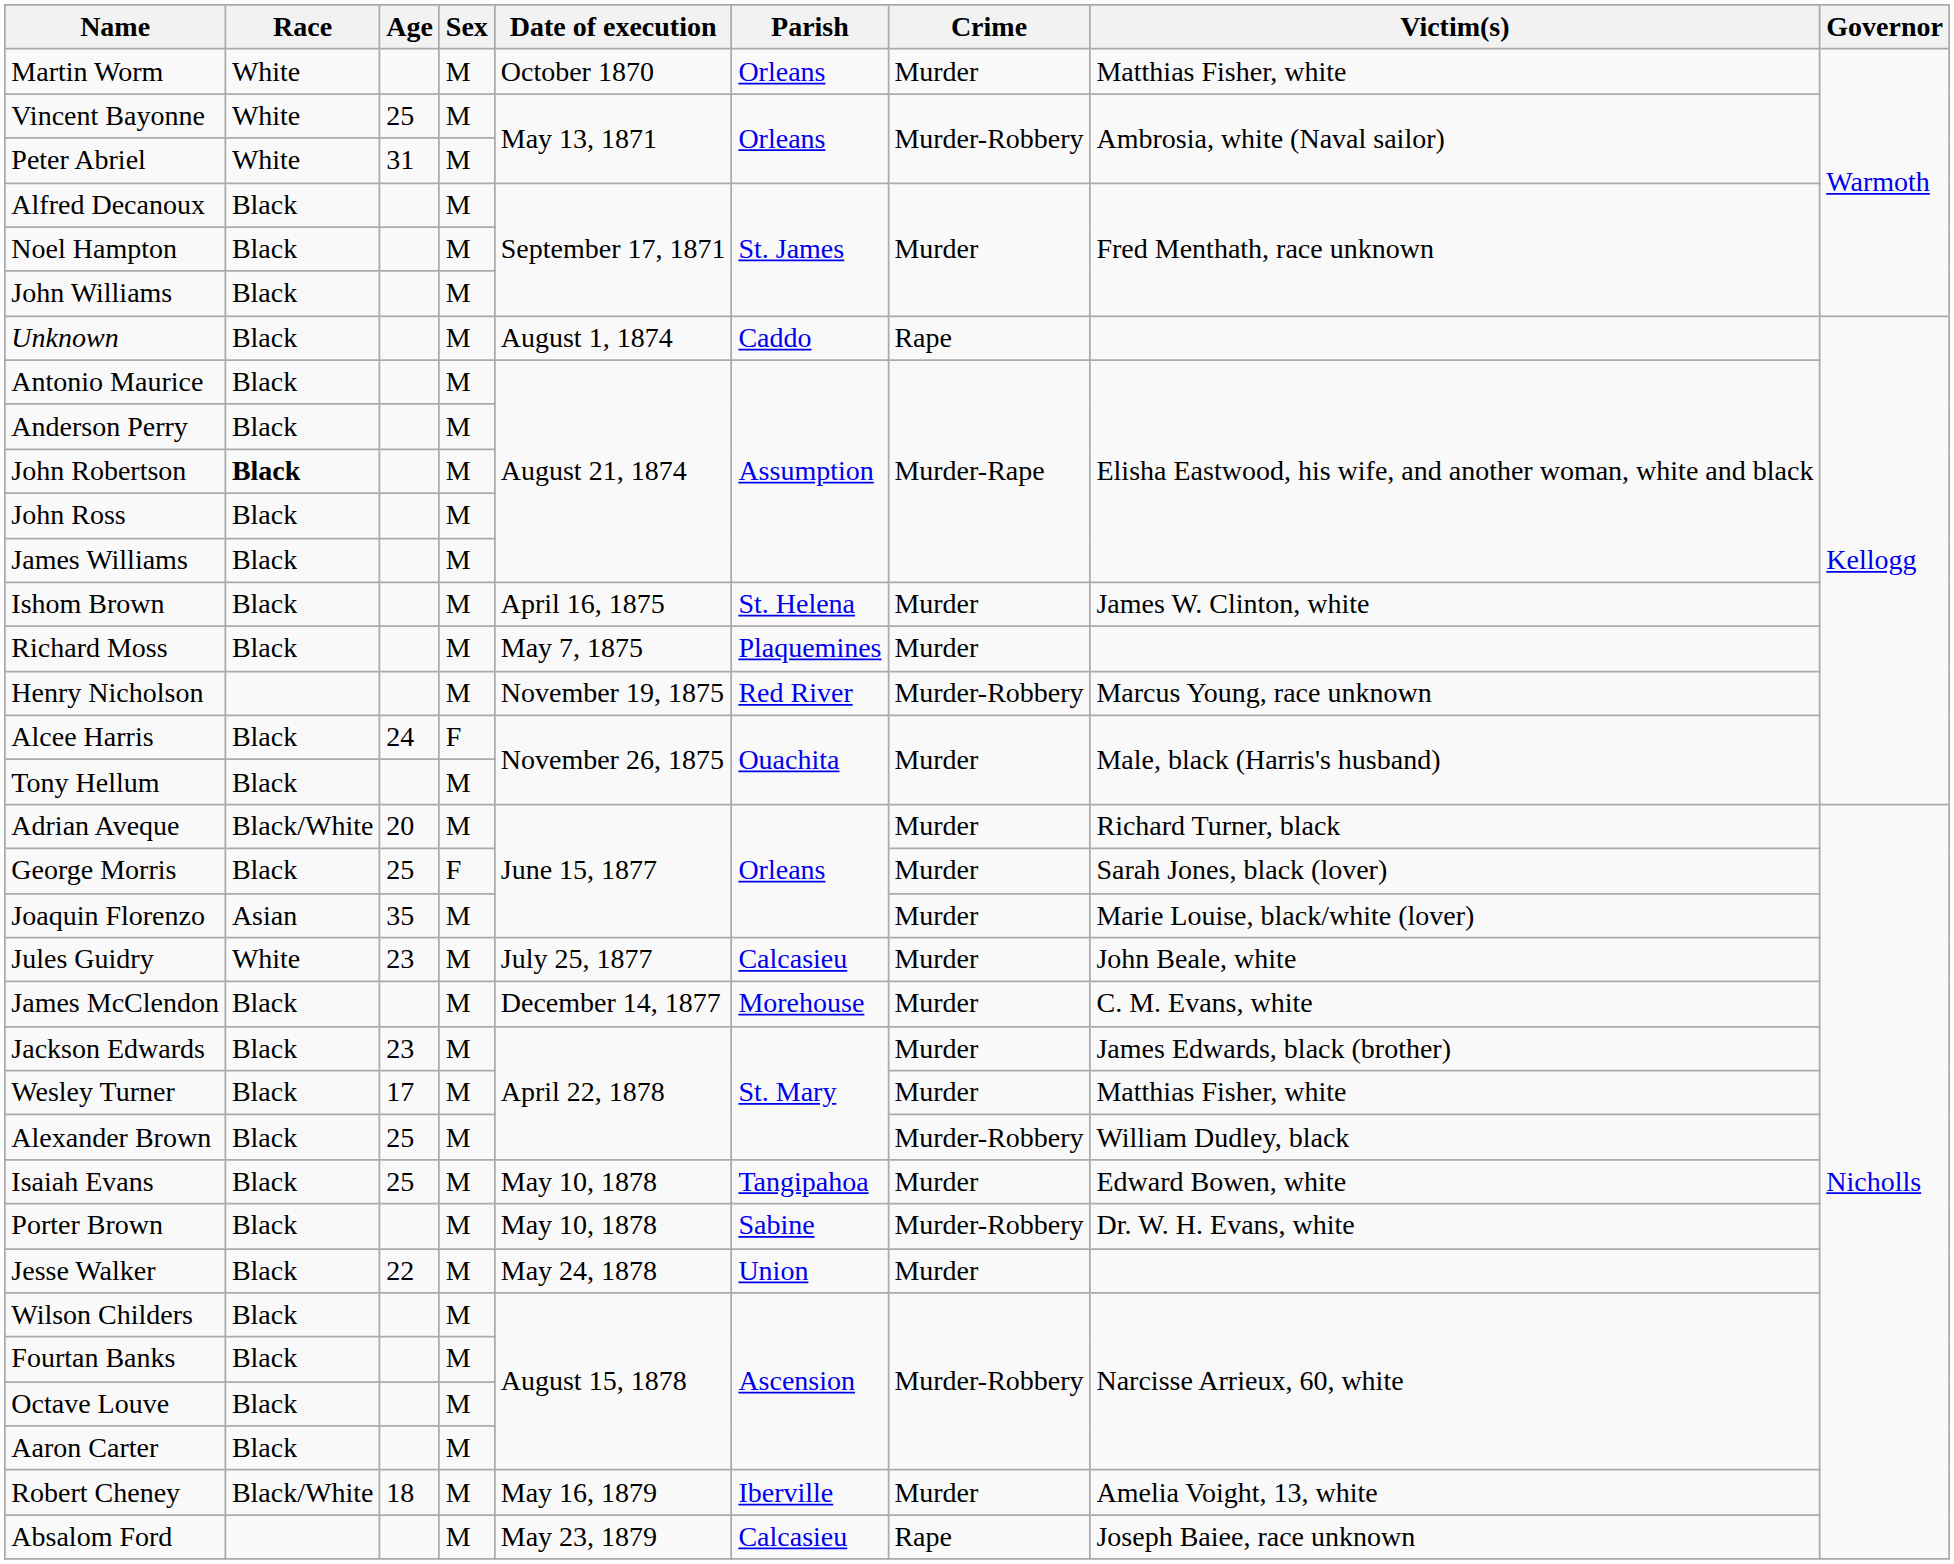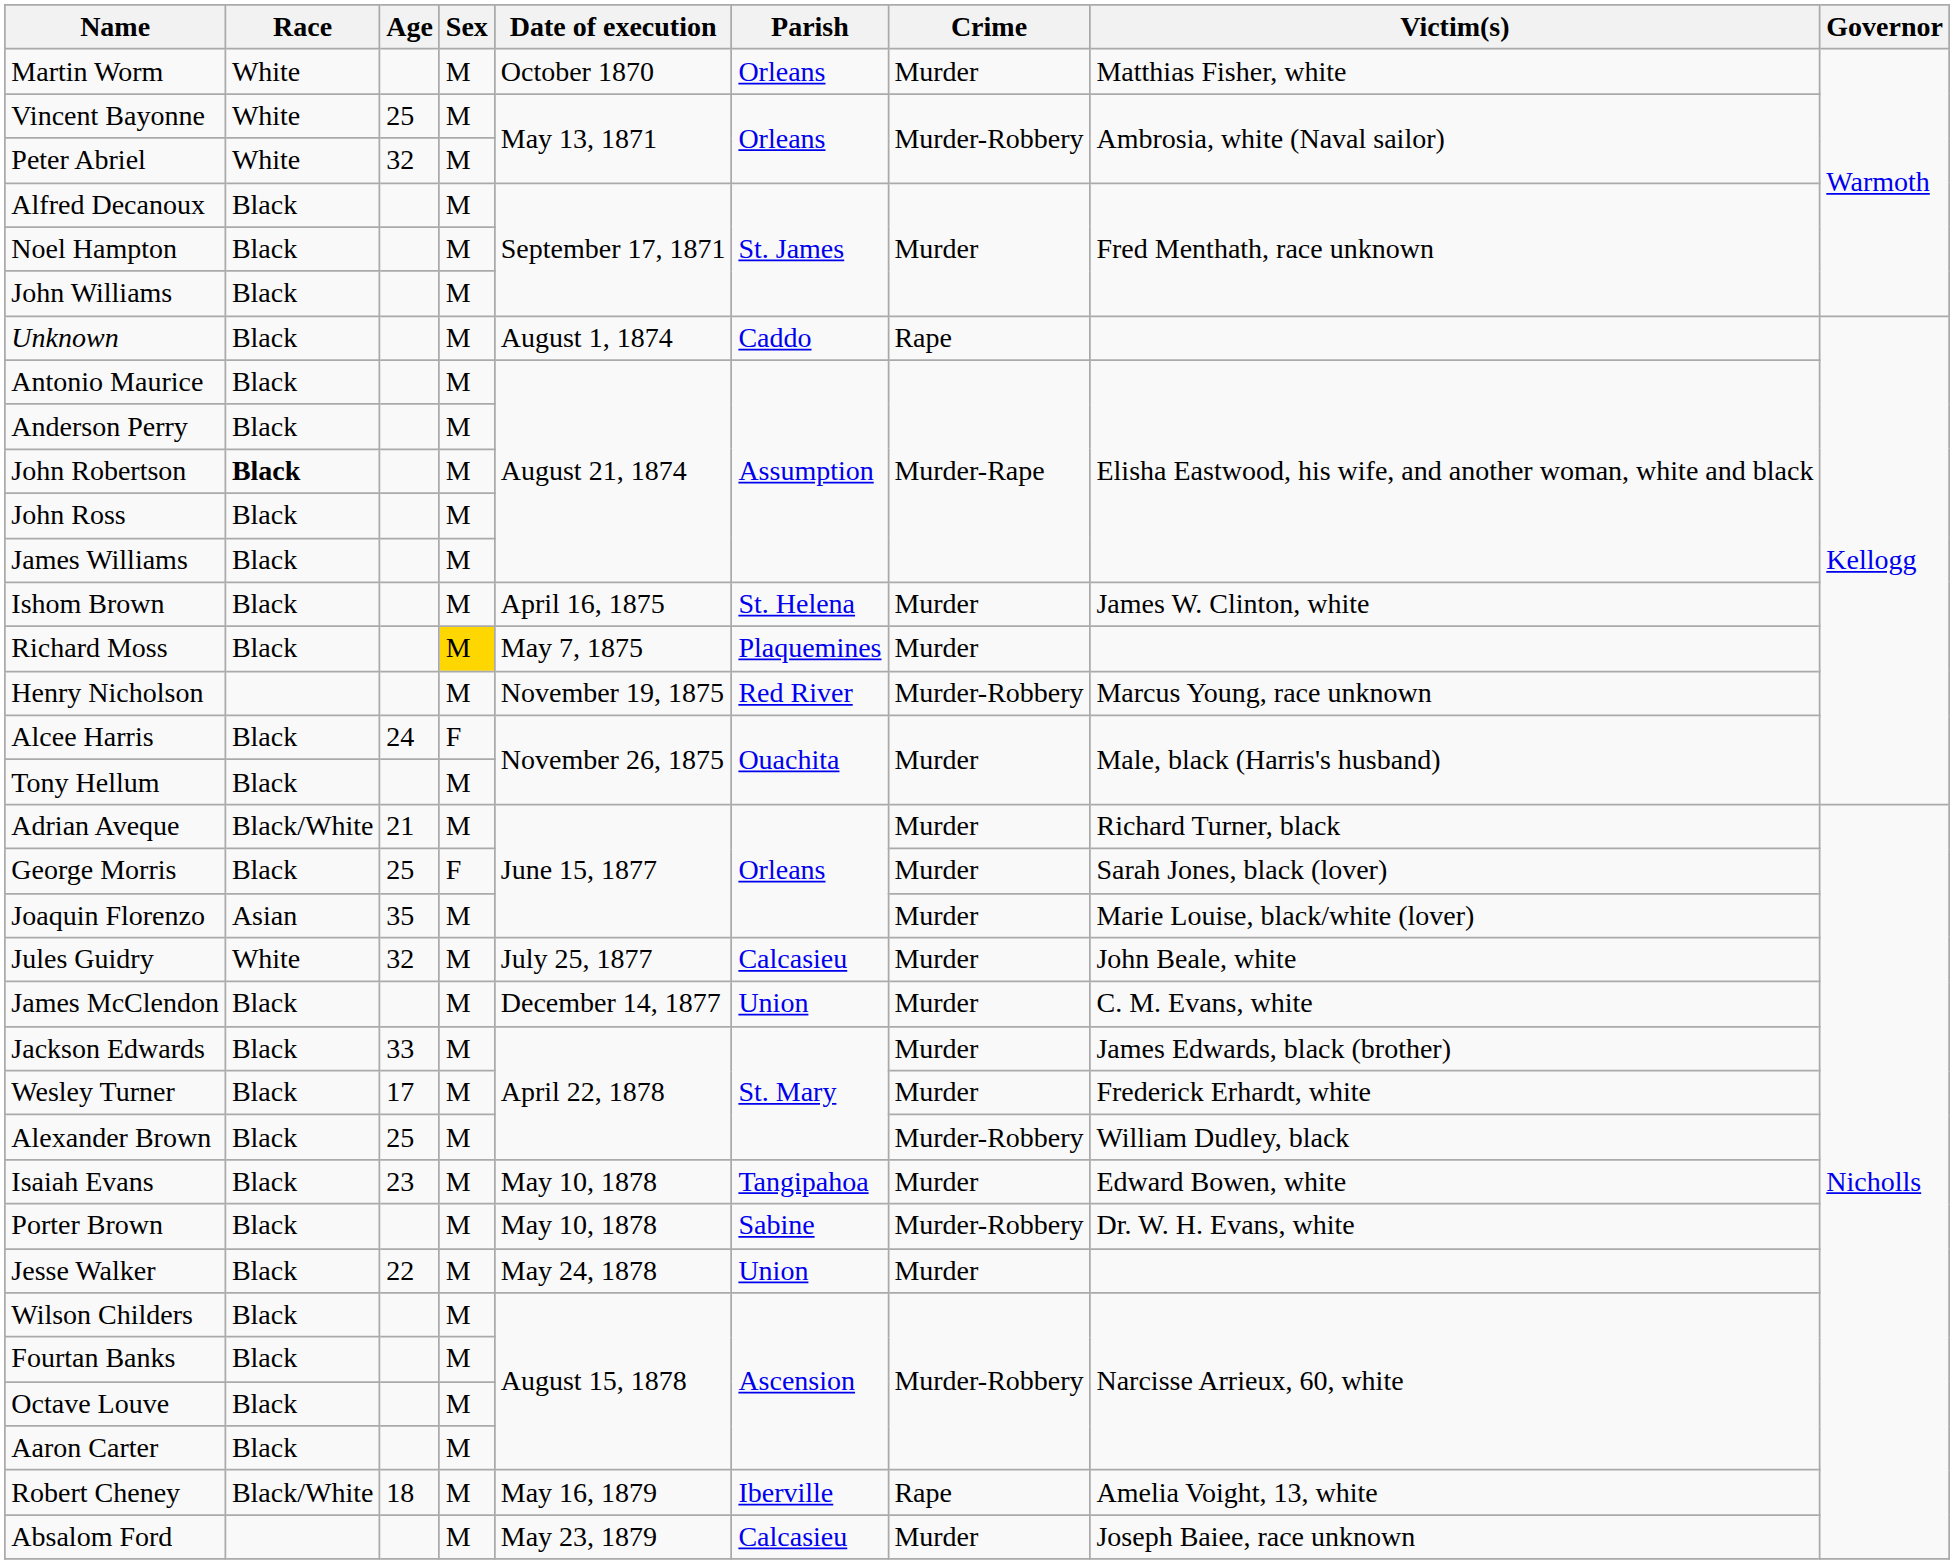(400, 159) 31 -> (400, 159) 32
(458, 648) no background -> (458, 648) gold background
(400, 826) 20 -> (400, 826) 21
(400, 959) 23 -> (400, 959) 32
(801, 1003) Morehouse -> (773, 1003) Union
(400, 1048) 23 -> (400, 1048) 33
(1222, 1092) Matthias Fisher, white -> (1234, 1092) Frederick Erhardt, white
(400, 1181) 25 -> (400, 1181) 23
(936, 1492) Murder -> (923, 1492) Rape
(923, 1536) Rape -> (936, 1536) Murder
